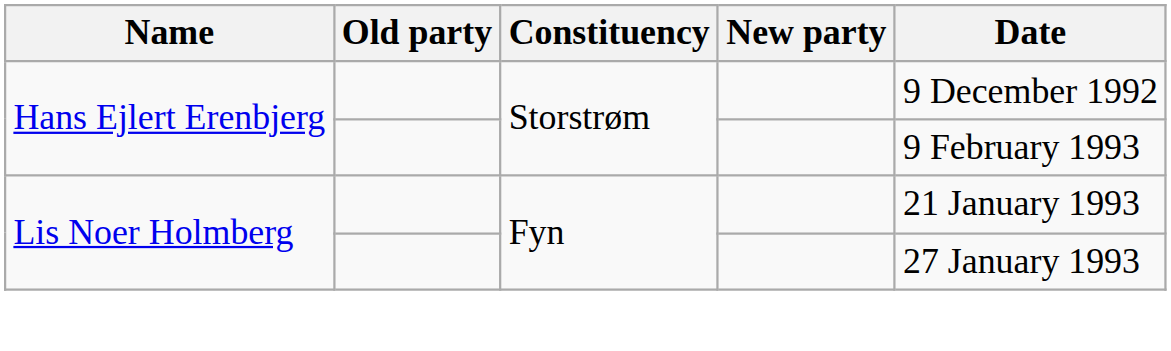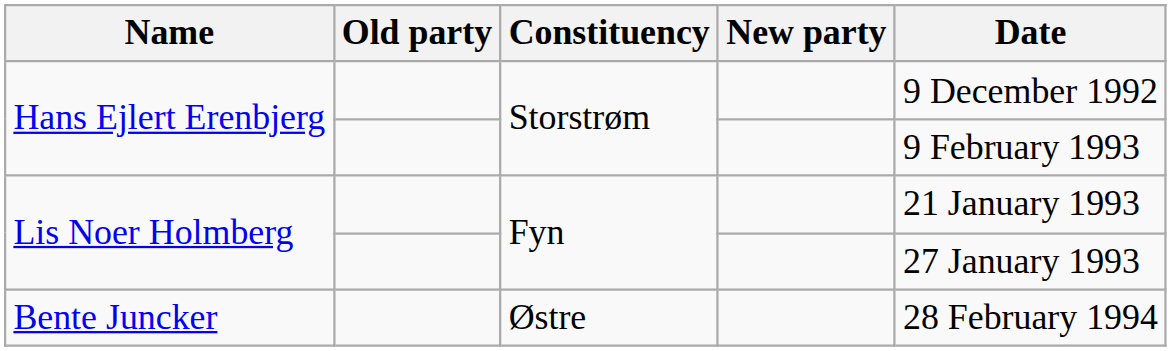+ row: (115, 317)
